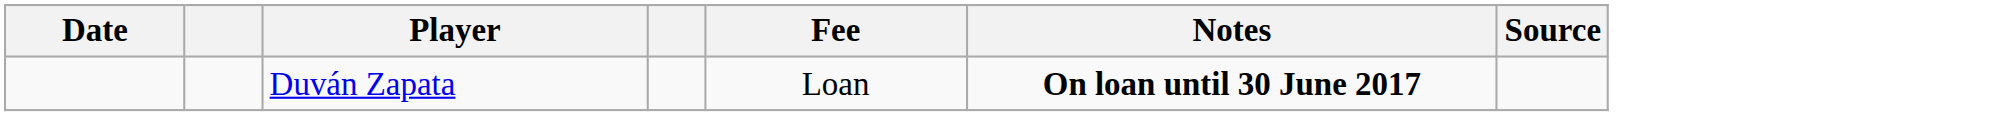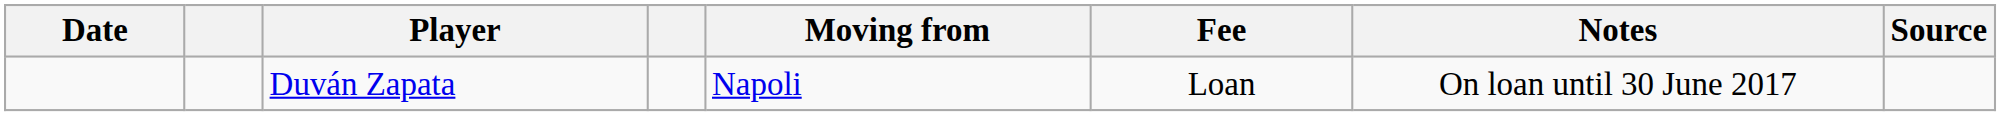+ column: (897, 30)
(1232, 82) bold -> (1618, 82) normal
